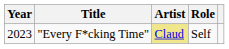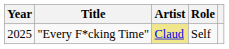(20, 33) 2023 -> (20, 33) 2025
